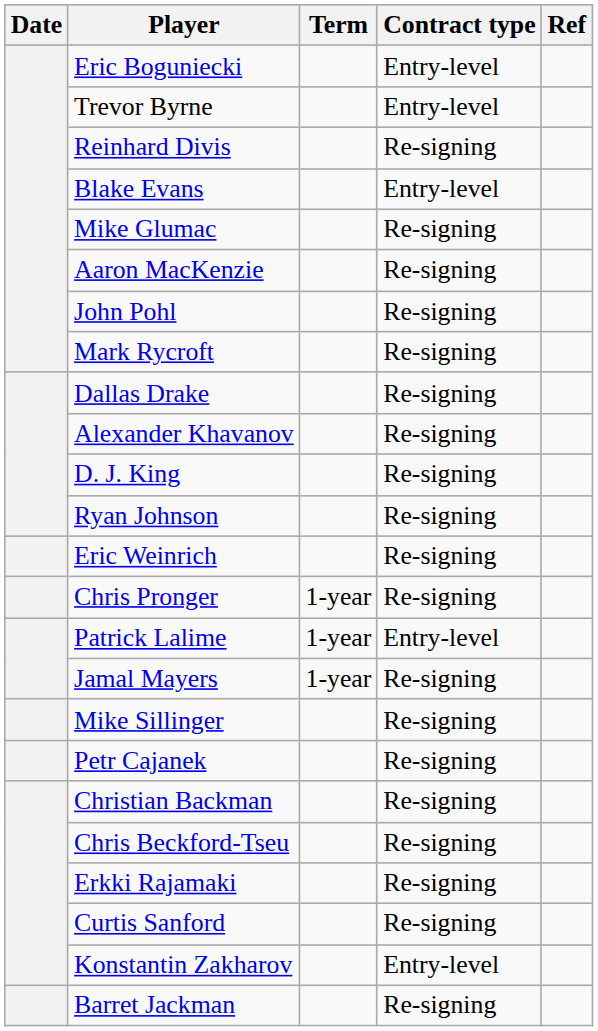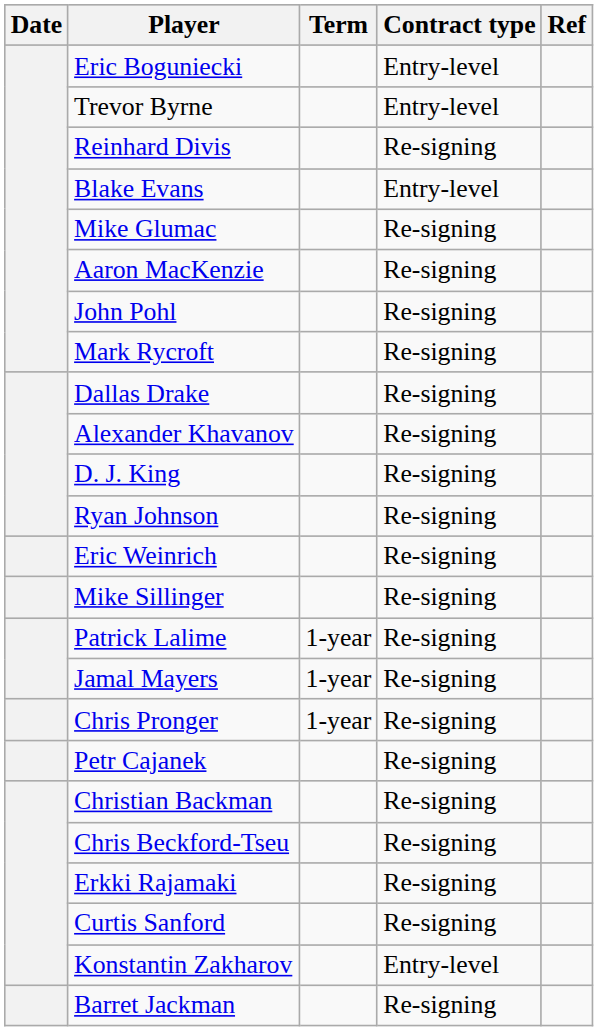rows swapped: (149, 719) <-> (146, 596)
(441, 637) Entry-level -> (440, 637) Re-signing
